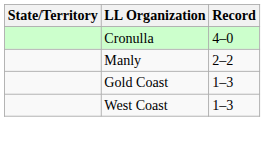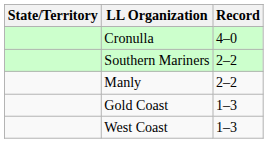+ row: (157, 60)
